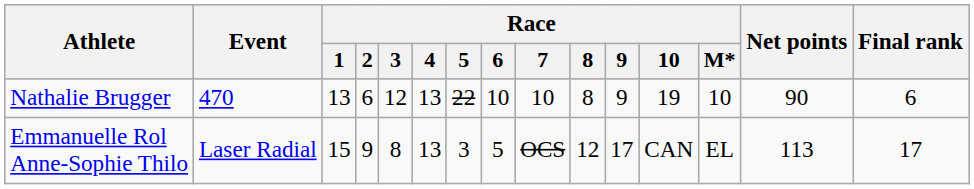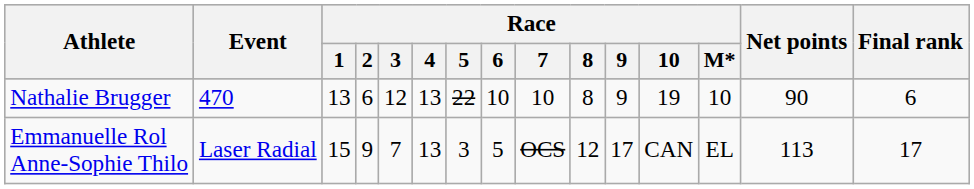(396, 150) 8 -> (396, 150) 7
